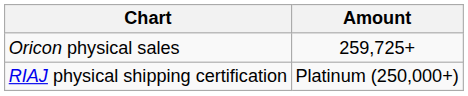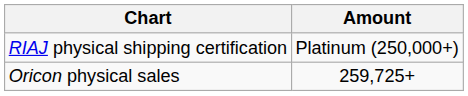rows swapped: (94, 47) <-> (148, 76)
